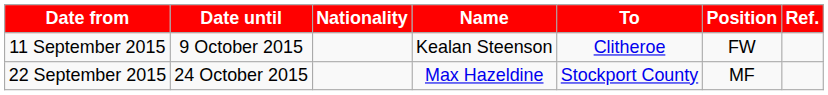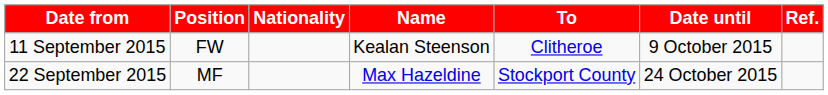columns swapped: (742, 18) <-> (241, 18)
